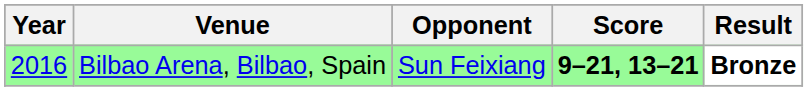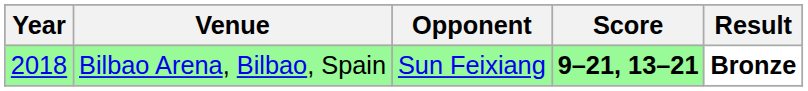(39, 65) 2016 -> (39, 65) 2018
